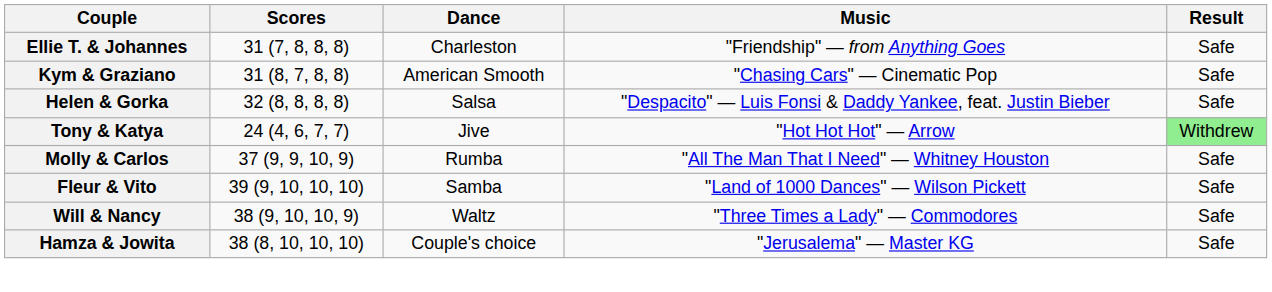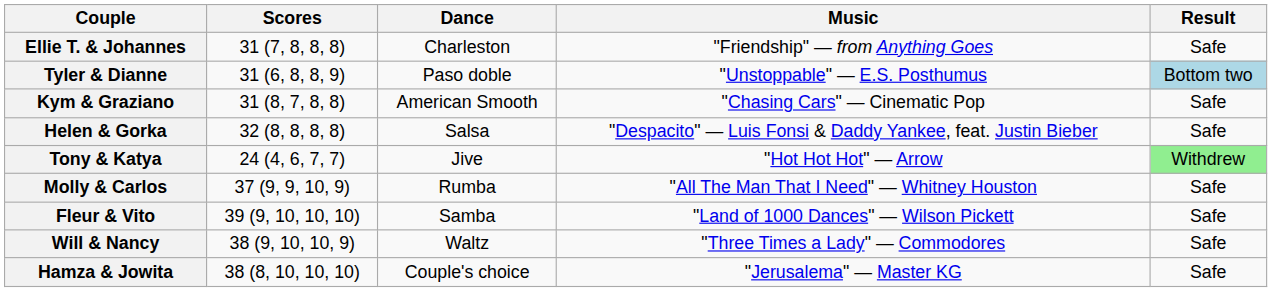+ row: (106, 74)
